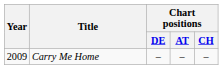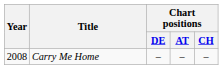(17, 56) 2009 -> (17, 56) 2008
